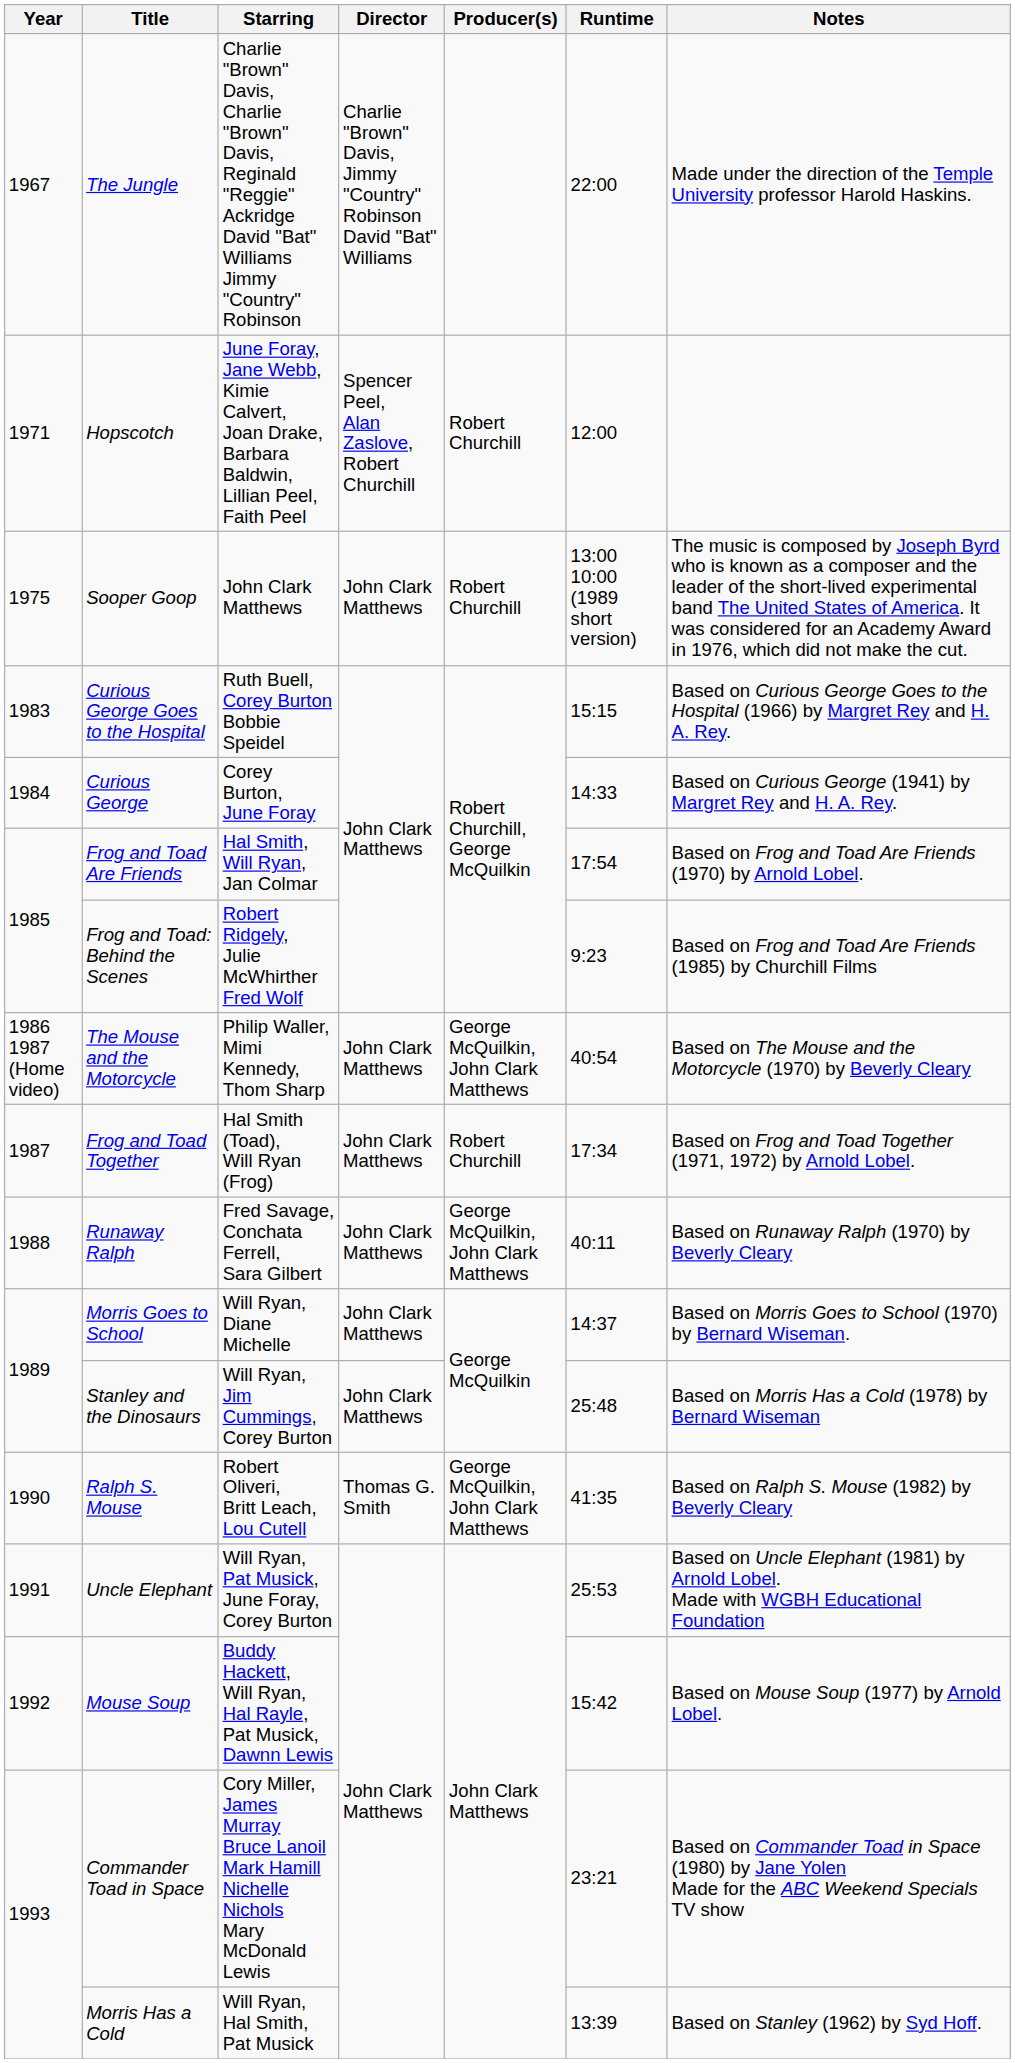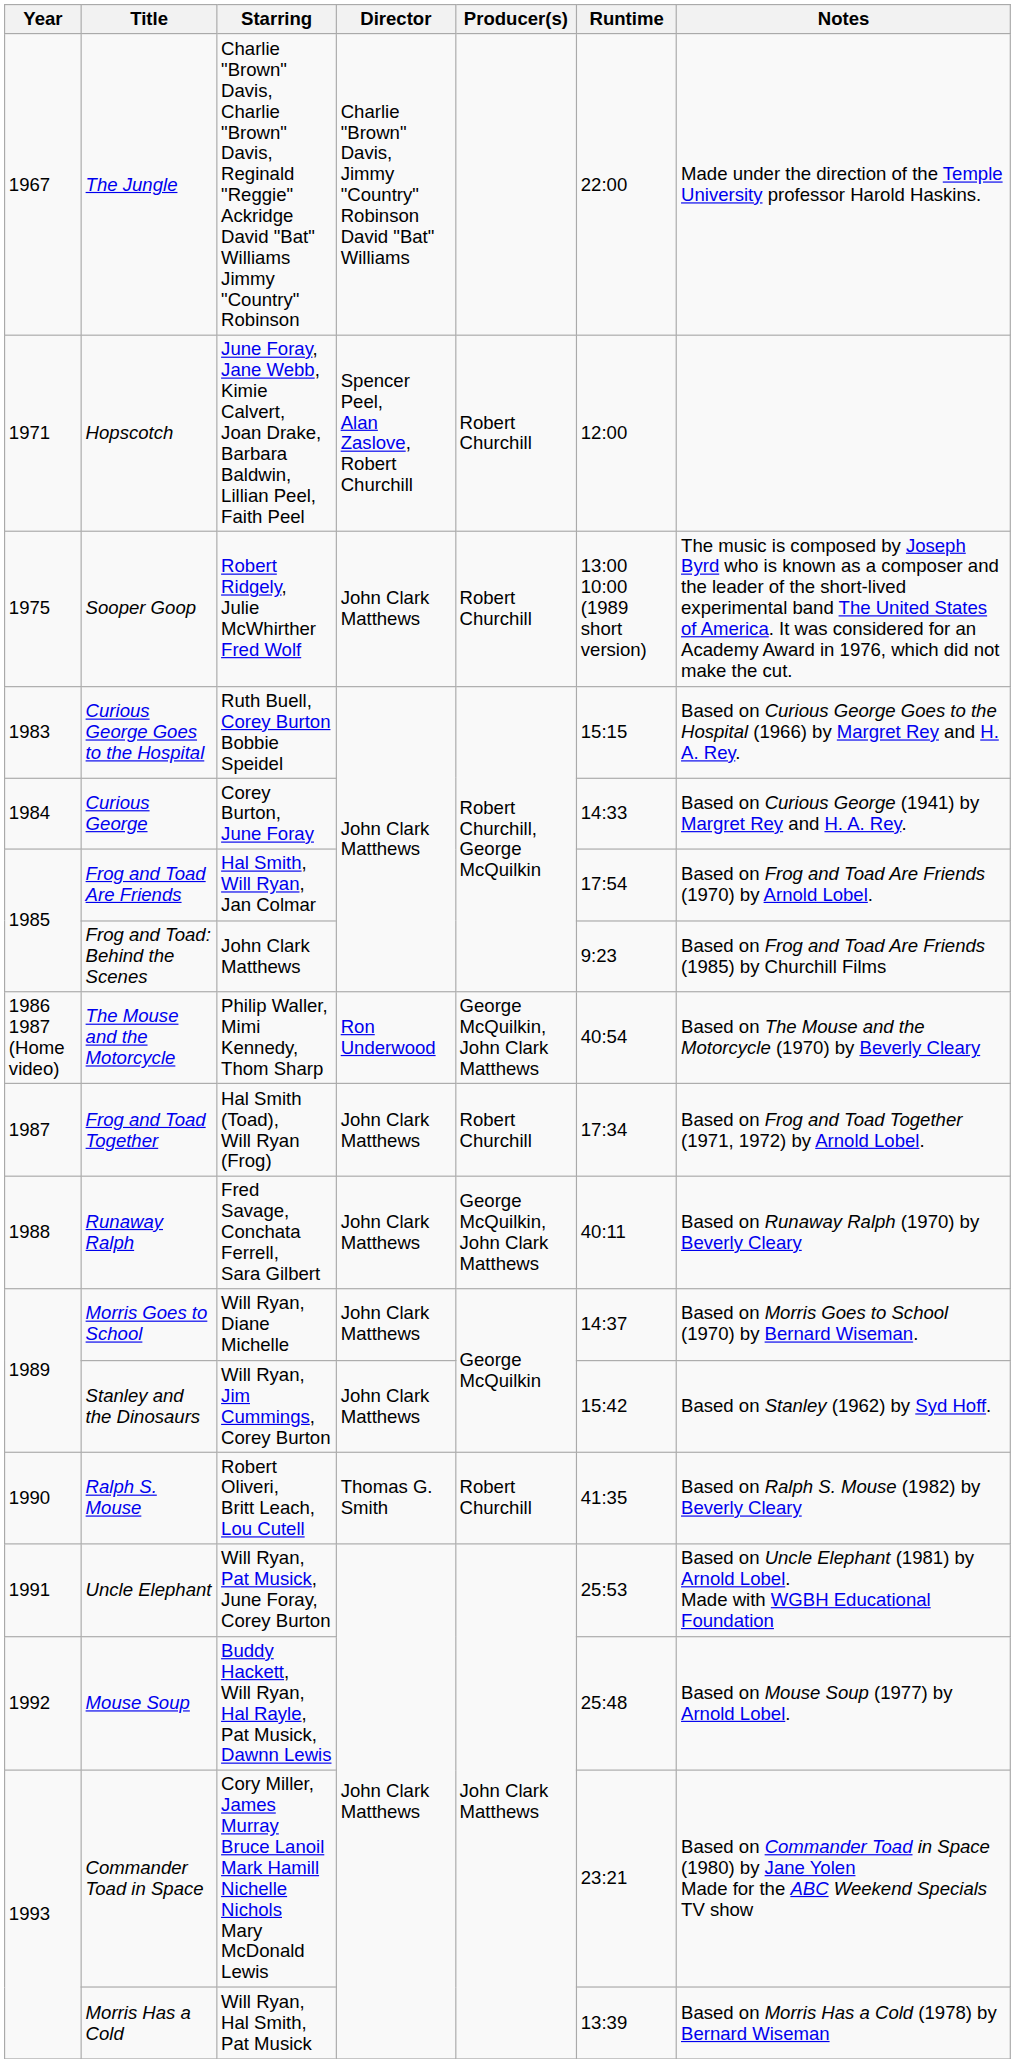(267, 598) John Clark Matthews -> (269, 608) Robert Ridgely, Julie McWhirther Fred Wolf
(270, 956) Robert Ridgely, Julie McWhirther Fred Wolf -> (265, 956) John Clark Matthews
(387, 1058) John Clark Matthews -> (388, 1037) Ron Underwood
(594, 1405) 25:48 -> (604, 1405) 15:42
(829, 1405) Based on Morris Has a Cold (1978) by Bernard Wiseman -> (836, 1405) Based on Stanley (1962) by Syd Hoff.
(493, 1498) George McQuilkin, John Clark Matthews -> (496, 1498) Robert Churchill
(594, 1703) 15:42 -> (604, 1703) 25:48
(827, 2022) Based on Stanley (1962) by Syd Hoff. -> (839, 2022) Based on Morris Has a Cold (1978) by Bernard Wiseman
